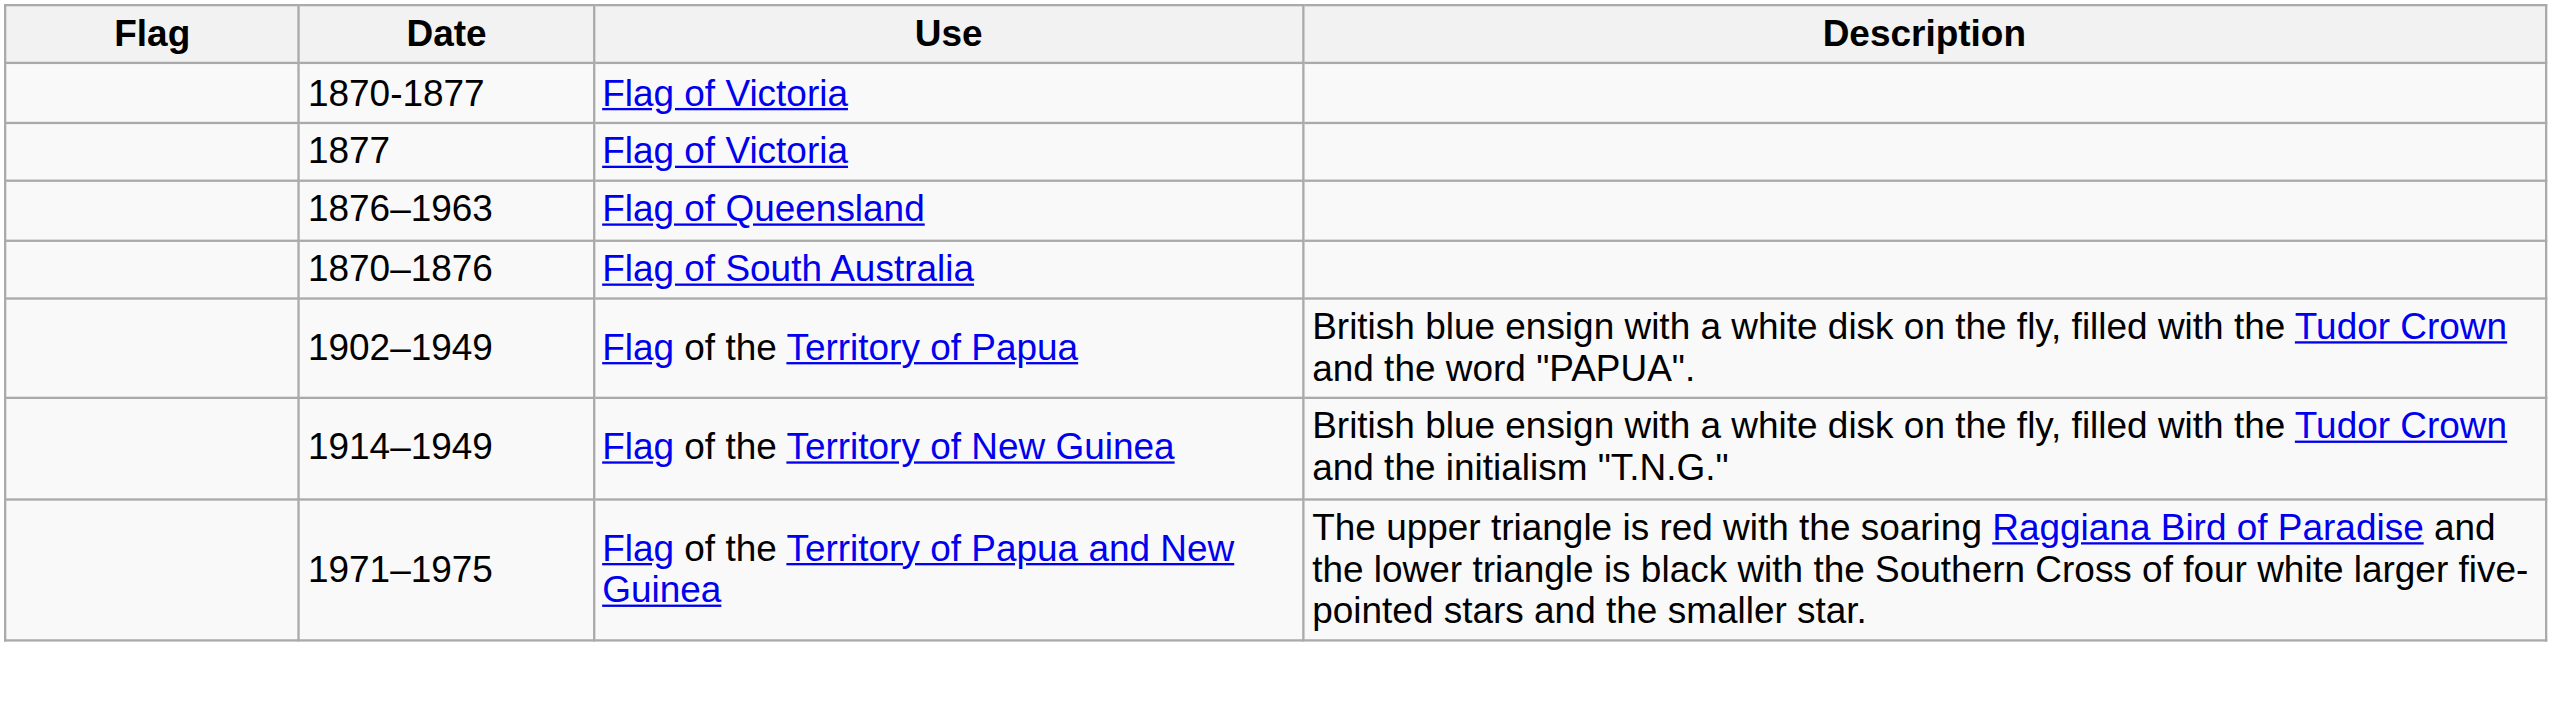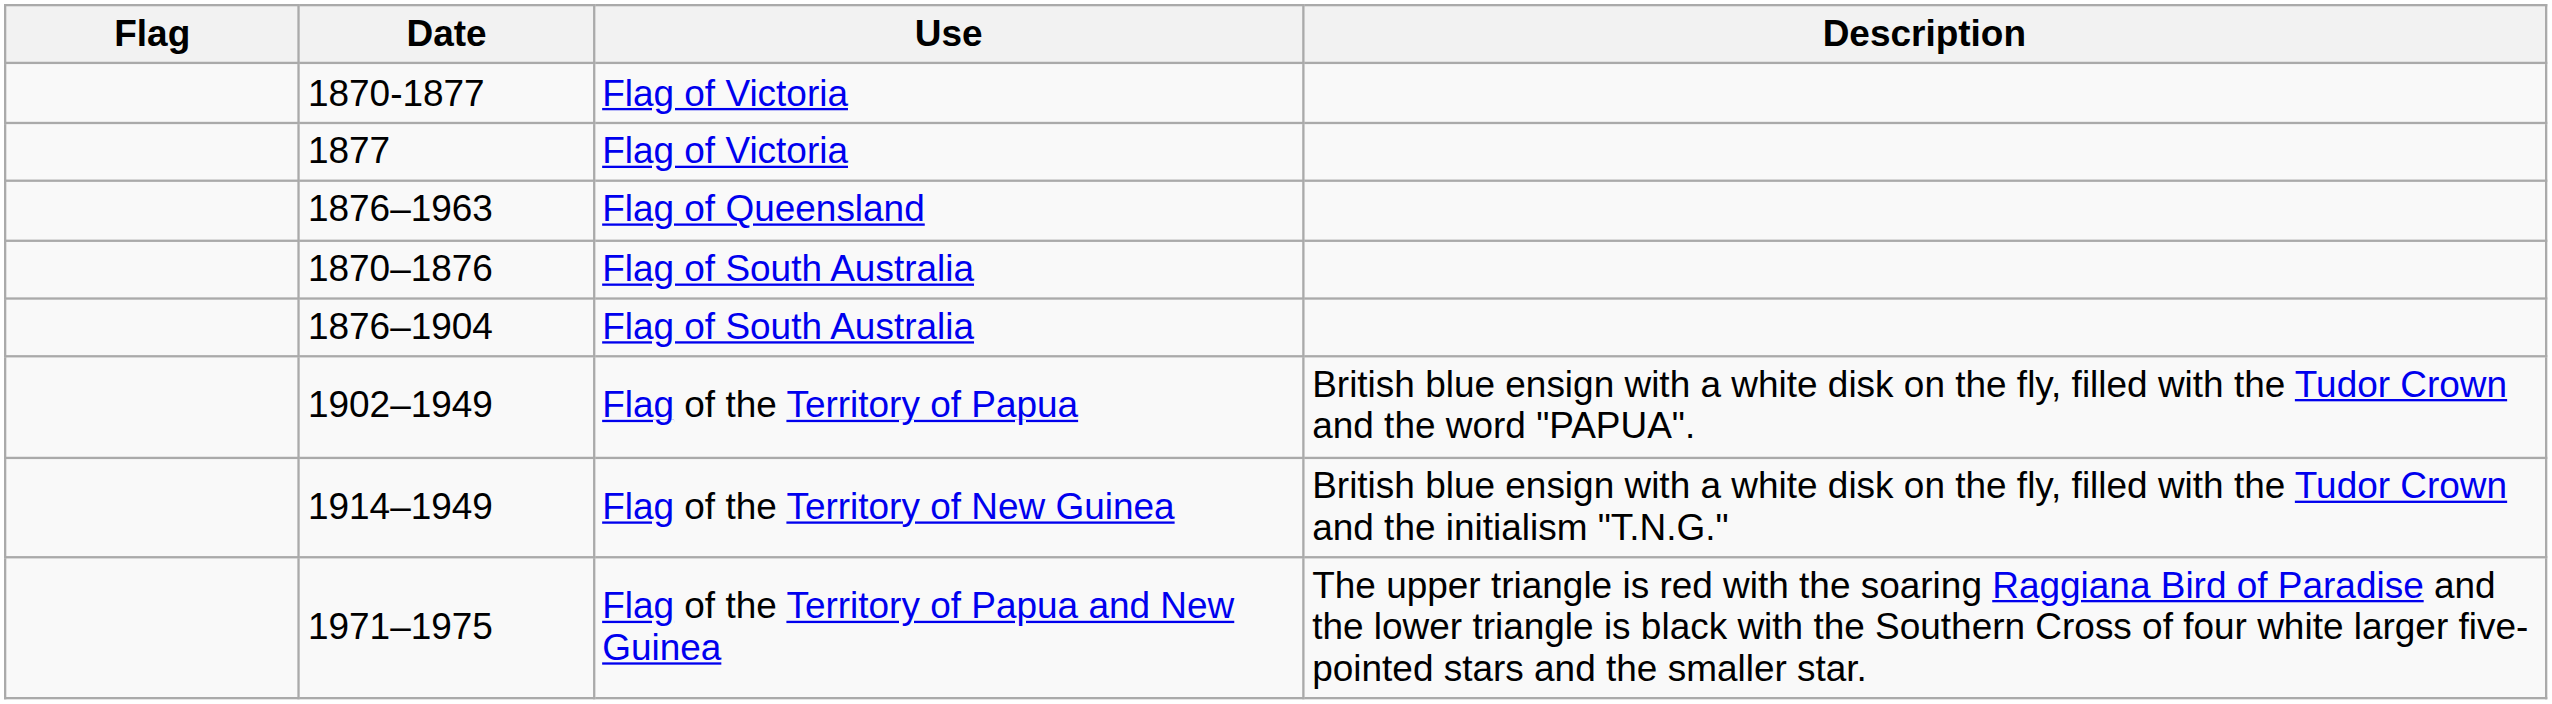+ row: (400, 326)
